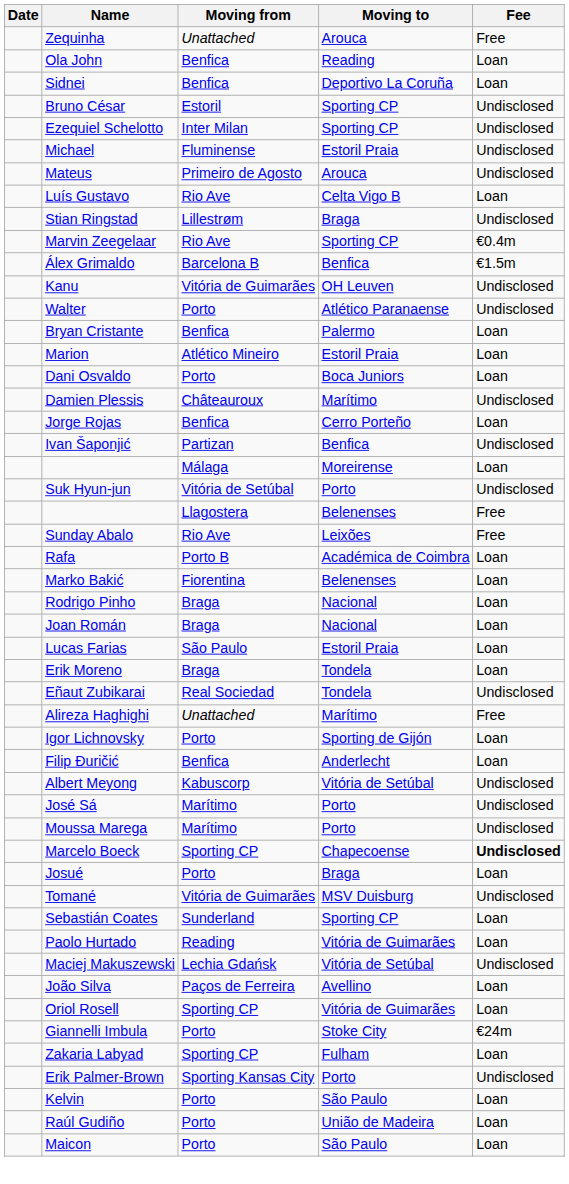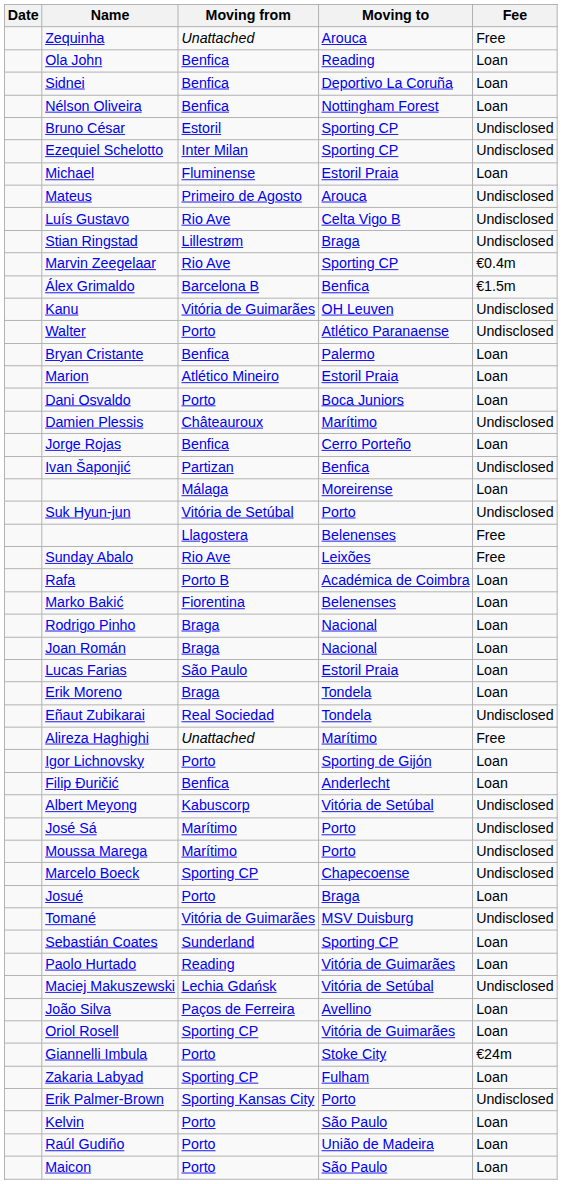+ row: (93, 106)
(515, 151) Undisclosed -> (492, 173) Loan
(492, 196) Loan -> (515, 219) Undisclosed
(518, 851) bold -> (515, 873) normal
